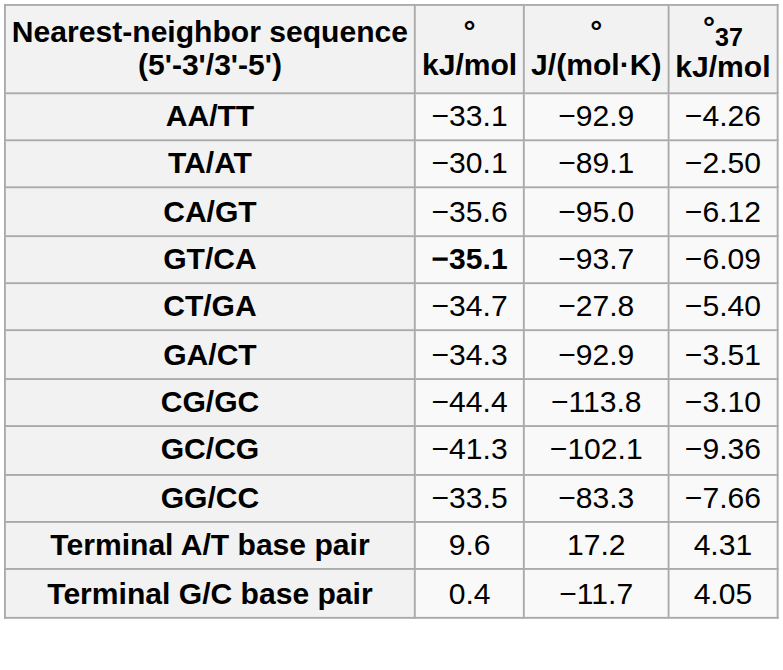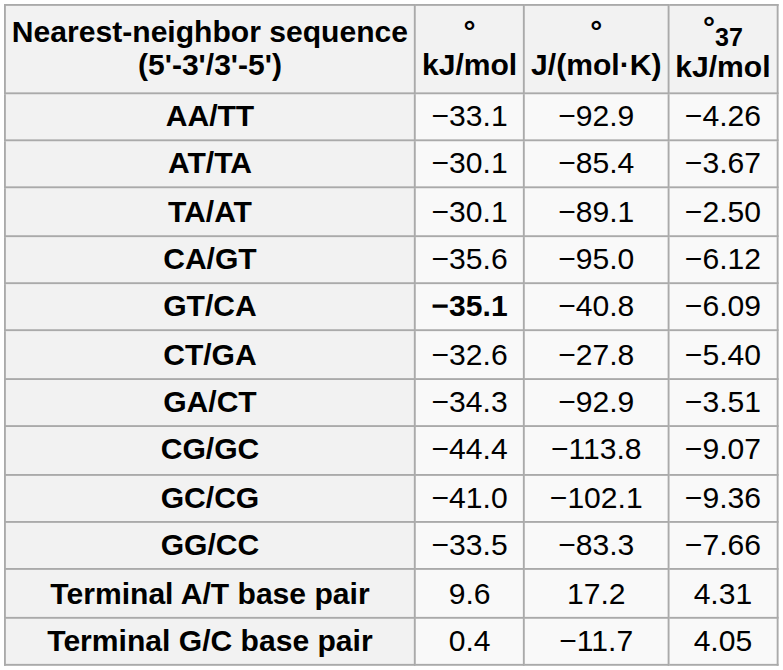+ row: (210, 163)
(596, 259) −93.7 -> (596, 306) −40.8
(470, 306) −34.7 -> (470, 354) −32.6
(723, 402) −3.10 -> (723, 449) −9.07
(470, 449) −41.3 -> (470, 497) −41.0
